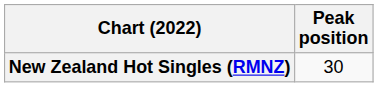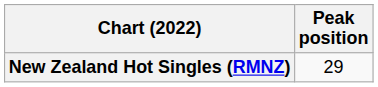(334, 67) 30 -> (334, 67) 29
